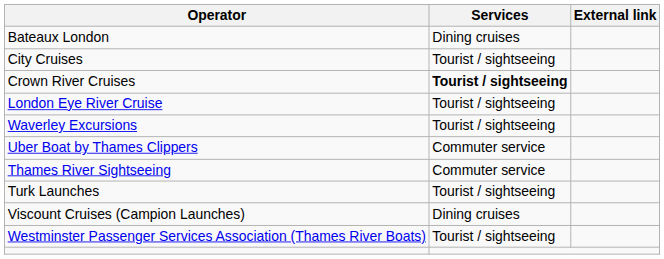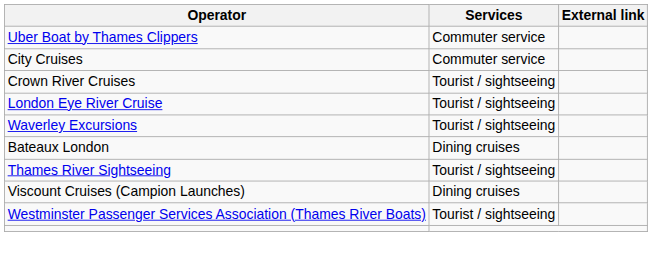rows swapped: (58, 37) <-> (103, 147)
(494, 59) Tourist / sightseeing -> (489, 59) Commuter service
(500, 81) bold -> (494, 81) normal
(489, 170) Commuter service -> (494, 170) Tourist / sightseeing
- row: (53, 192)
